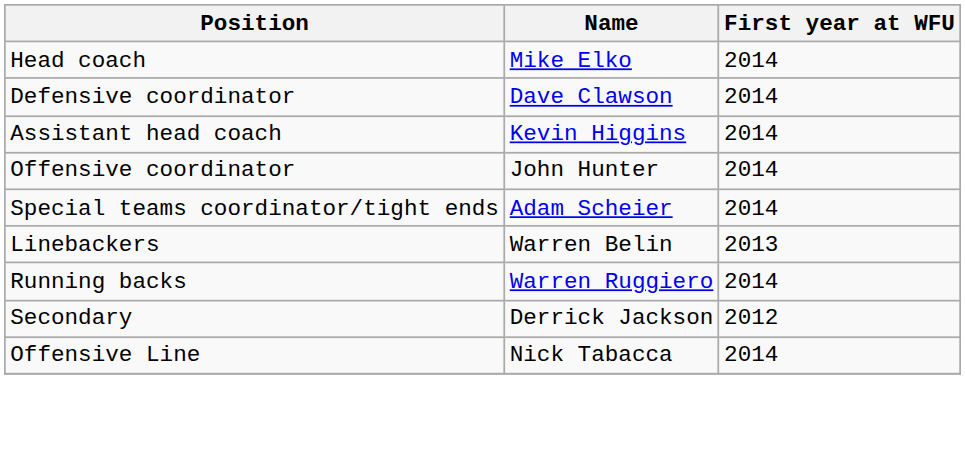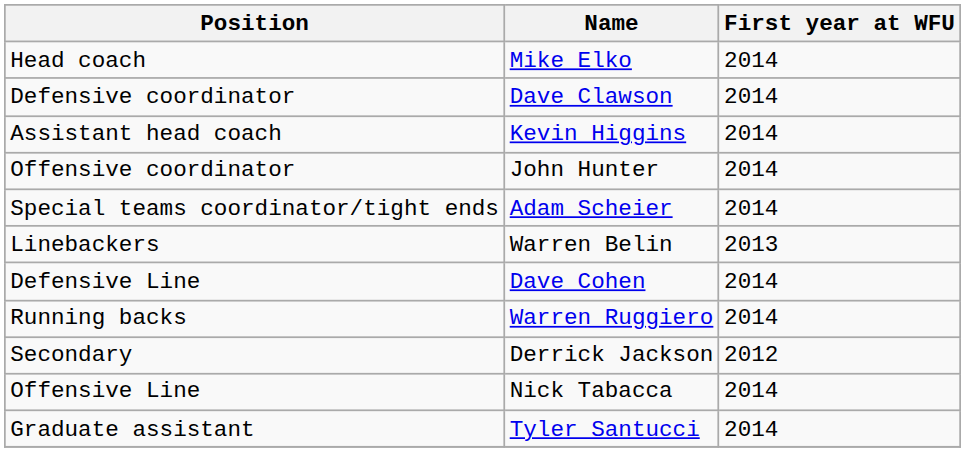+ row: (105, 281)
+ row: (132, 429)
